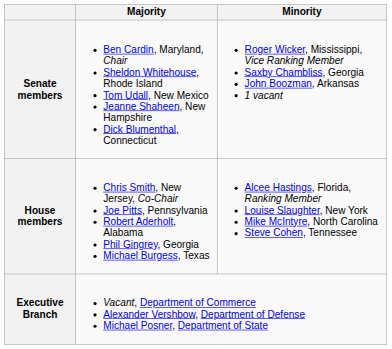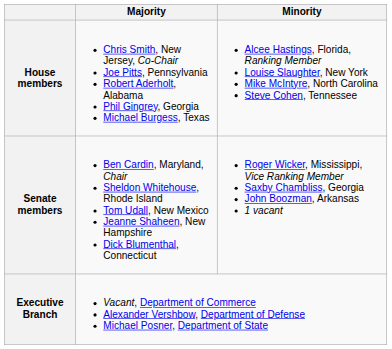rows swapped: (40, 89) <-> (40, 216)
